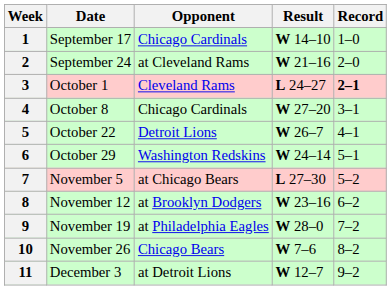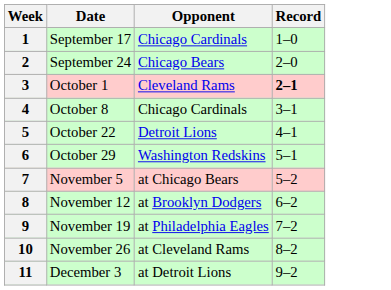- column: (303, 16)
(194, 62) at Cleveland Rams -> (181, 62) Chicago Bears
(181, 249) Chicago Bears -> (194, 249) at Cleveland Rams
